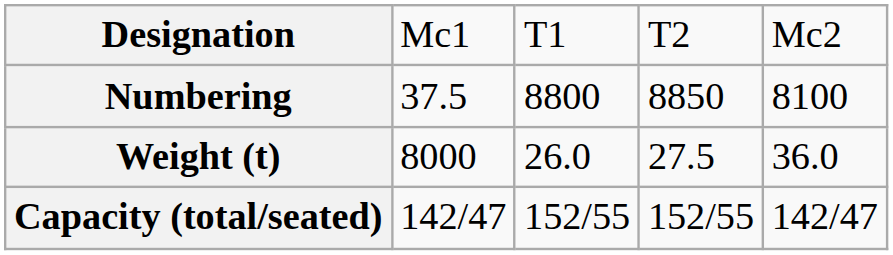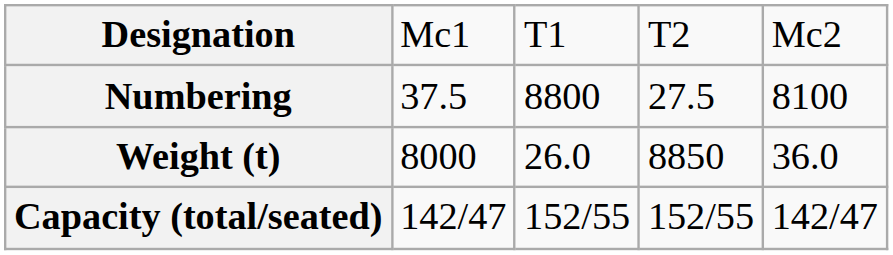(686, 95) 8850 -> (681, 95) 27.5
(681, 156) 27.5 -> (686, 156) 8850
